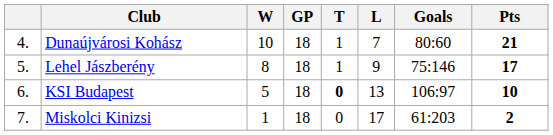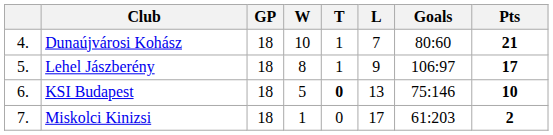columns swapped: (302, 17) <-> (265, 17)
(433, 67) 75:146 -> (433, 67) 106:97
(433, 92) 106:97 -> (433, 92) 75:146
